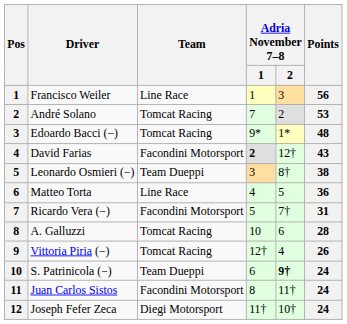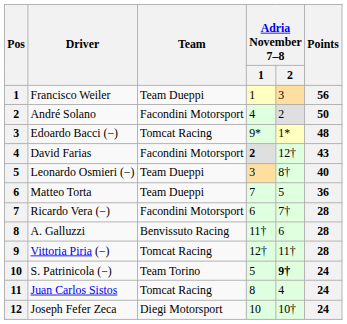(164, 94) Line Race -> (172, 94) Team Dueppi
(176, 114) Tomcat Racing -> (192, 114) Facondini Motorsport
(252, 114) 7 -> (252, 114) 4
(323, 114) 53 -> (323, 114) 50
(323, 172) 38 -> (323, 172) 40
(164, 192) Line Race -> (172, 192) Team Dueppi
(252, 192) 4 -> (252, 192) 7
(252, 211) 5 -> (252, 211) 6
(323, 211) 31 -> (323, 211) 28
(176, 231) Tomcat Racing -> (185, 231) Benvissuto Racing
(255, 231) 10 -> (258, 231) 11†
(281, 250) 4 -> (287, 250) 11†
(323, 250) 26 -> (323, 250) 28
(172, 270) Team Dueppi -> (170, 270) Team Torino
(252, 270) 6 -> (252, 270) 5
(192, 289) Facondini Motorsport -> (176, 289) Tomcat Racing
(287, 289) 11† -> (281, 289) 4
(258, 309) 11† -> (255, 309) 10
